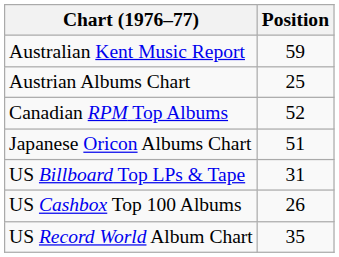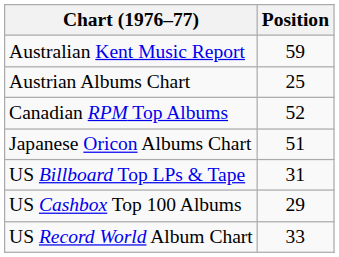(295, 205) 26 -> (295, 205) 29
(295, 236) 35 -> (295, 236) 33
